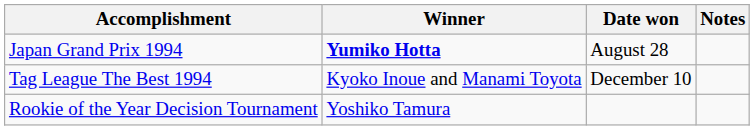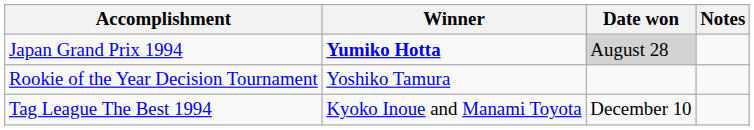(629, 49) no background -> (629, 49) lightgrey background
rows swapped: (163, 109) <-> (110, 79)
